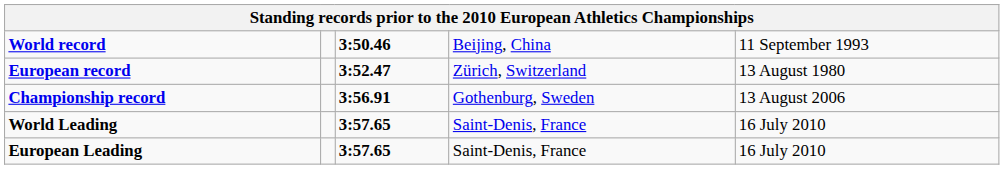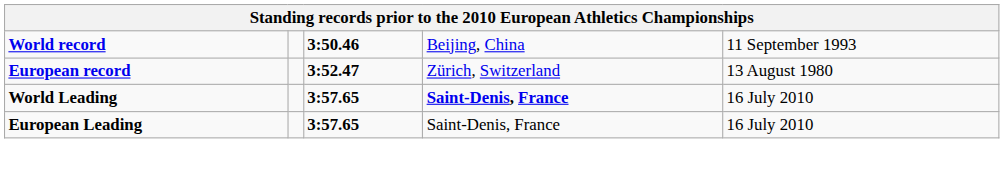- row: (87, 97)
(520, 124) normal -> (498, 97) bold
